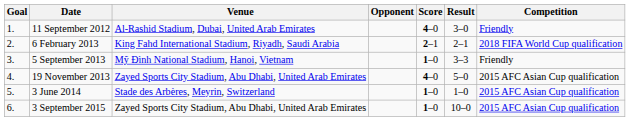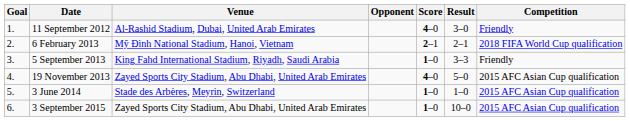(227, 44) King Fahd International Stadium, Riyadh, Saudi Arabia -> (204, 44) Mỹ Đình National Stadium, Hanoi, Vietnam
(204, 60) Mỹ Đình National Stadium, Hanoi, Vietnam -> (227, 60) King Fahd International Stadium, Riyadh, Saudi Arabia
